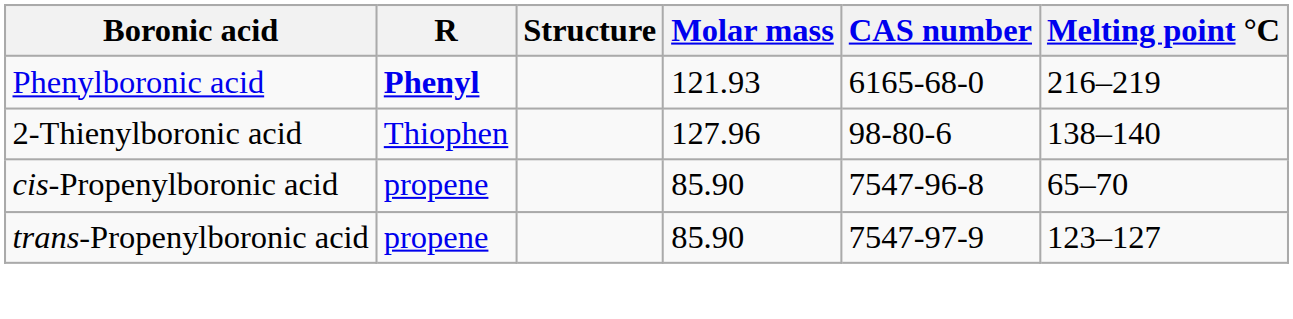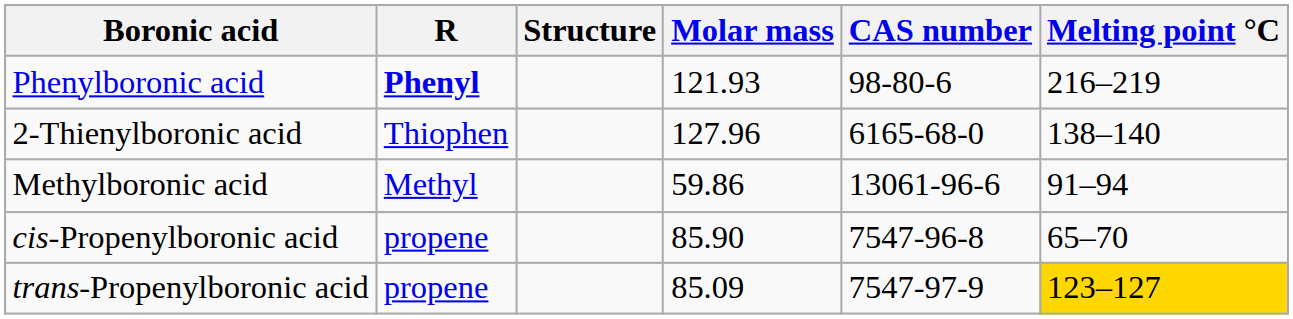(916, 81) 6165-68-0 -> (900, 81) 98-80-6
(900, 133) 98-80-6 -> (916, 133) 6165-68-0
+ row: (140, 184)
(708, 236) 85.90 -> (708, 287) 85.09
(1104, 236) no background -> (1104, 287) gold background
